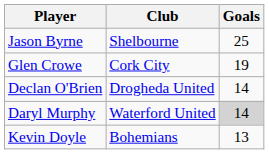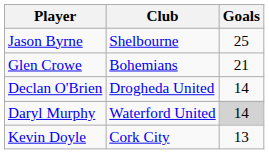(140, 64) Cork City -> (144, 64) Bohemians
(241, 64) 19 -> (241, 64) 21
(144, 137) Bohemians -> (140, 137) Cork City
